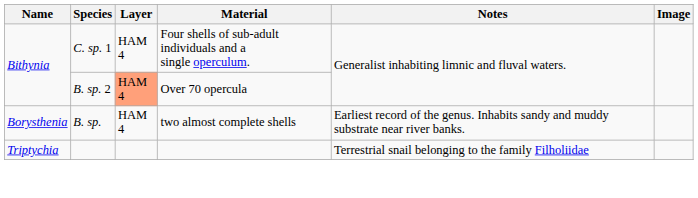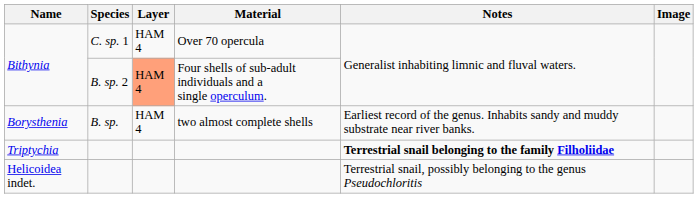(220, 48) Four shells of sub-adult individuals and a single operculum. -> (221, 41) Over 70 opercula
(204, 89) Over 70 opercula -> (237, 82) Four shells of sub-adult individuals and a single operculum.
(461, 149) normal -> (479, 149) bold
+ row: (34, 176)
